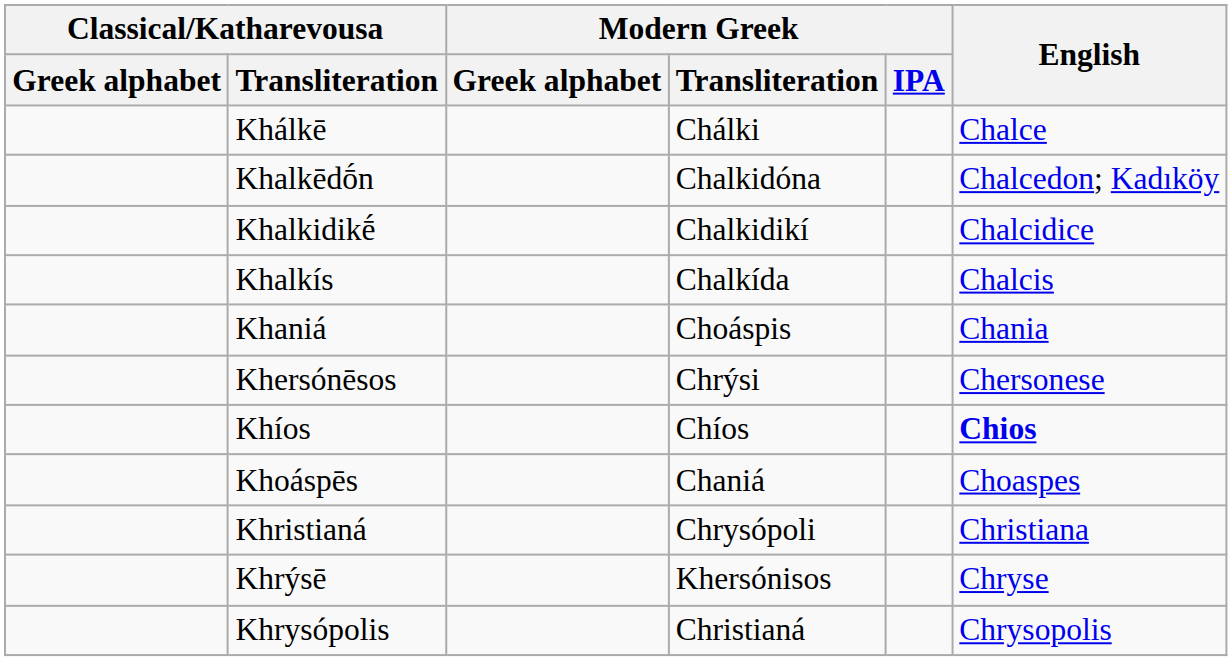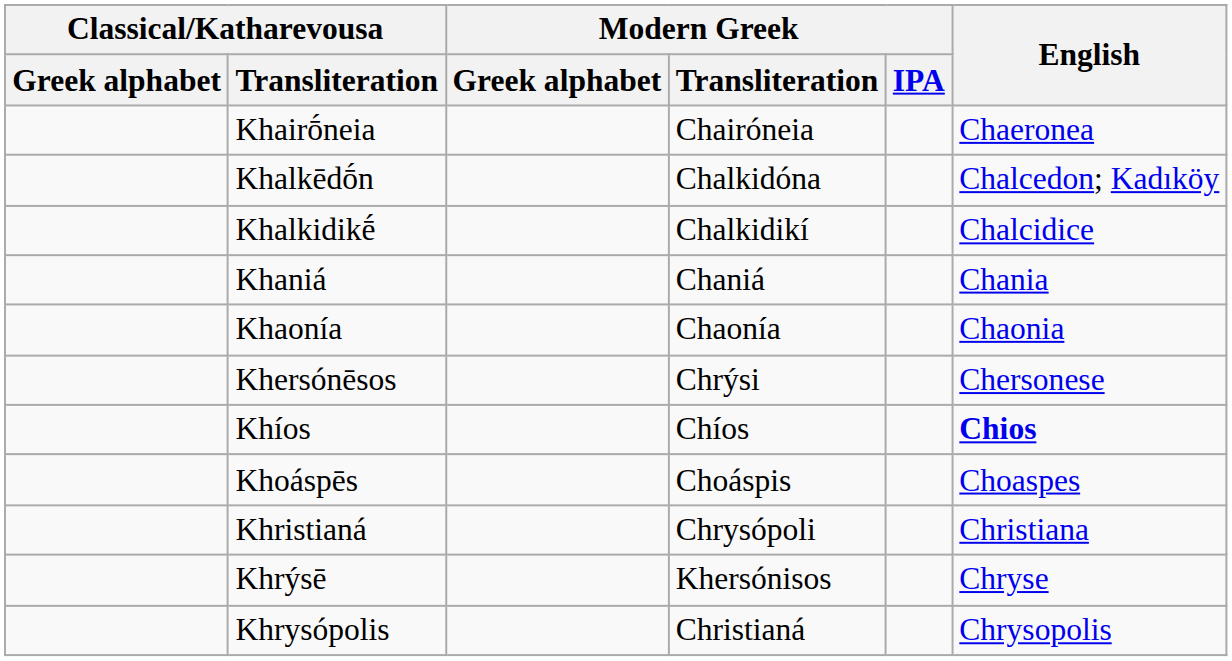+ row: (305, 129)
- row: (281, 129)
- row: (285, 279)
(734, 329) Choáspis -> (720, 279) Chaniá
+ row: (289, 329)
(720, 479) Chaniá -> (734, 479) Choáspis
